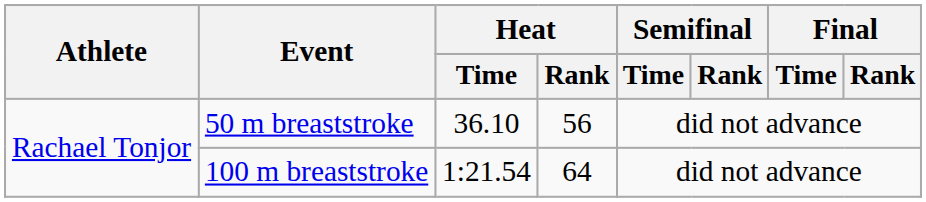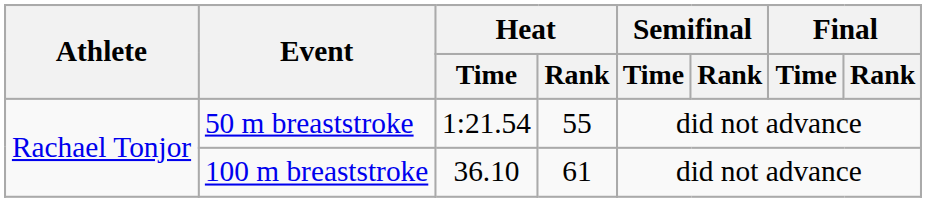(487, 123) 36.10 -> (487, 123) 1:21.54
(577, 123) 56 -> (577, 123) 55
(487, 171) 1:21.54 -> (487, 171) 36.10
(577, 171) 64 -> (577, 171) 61
